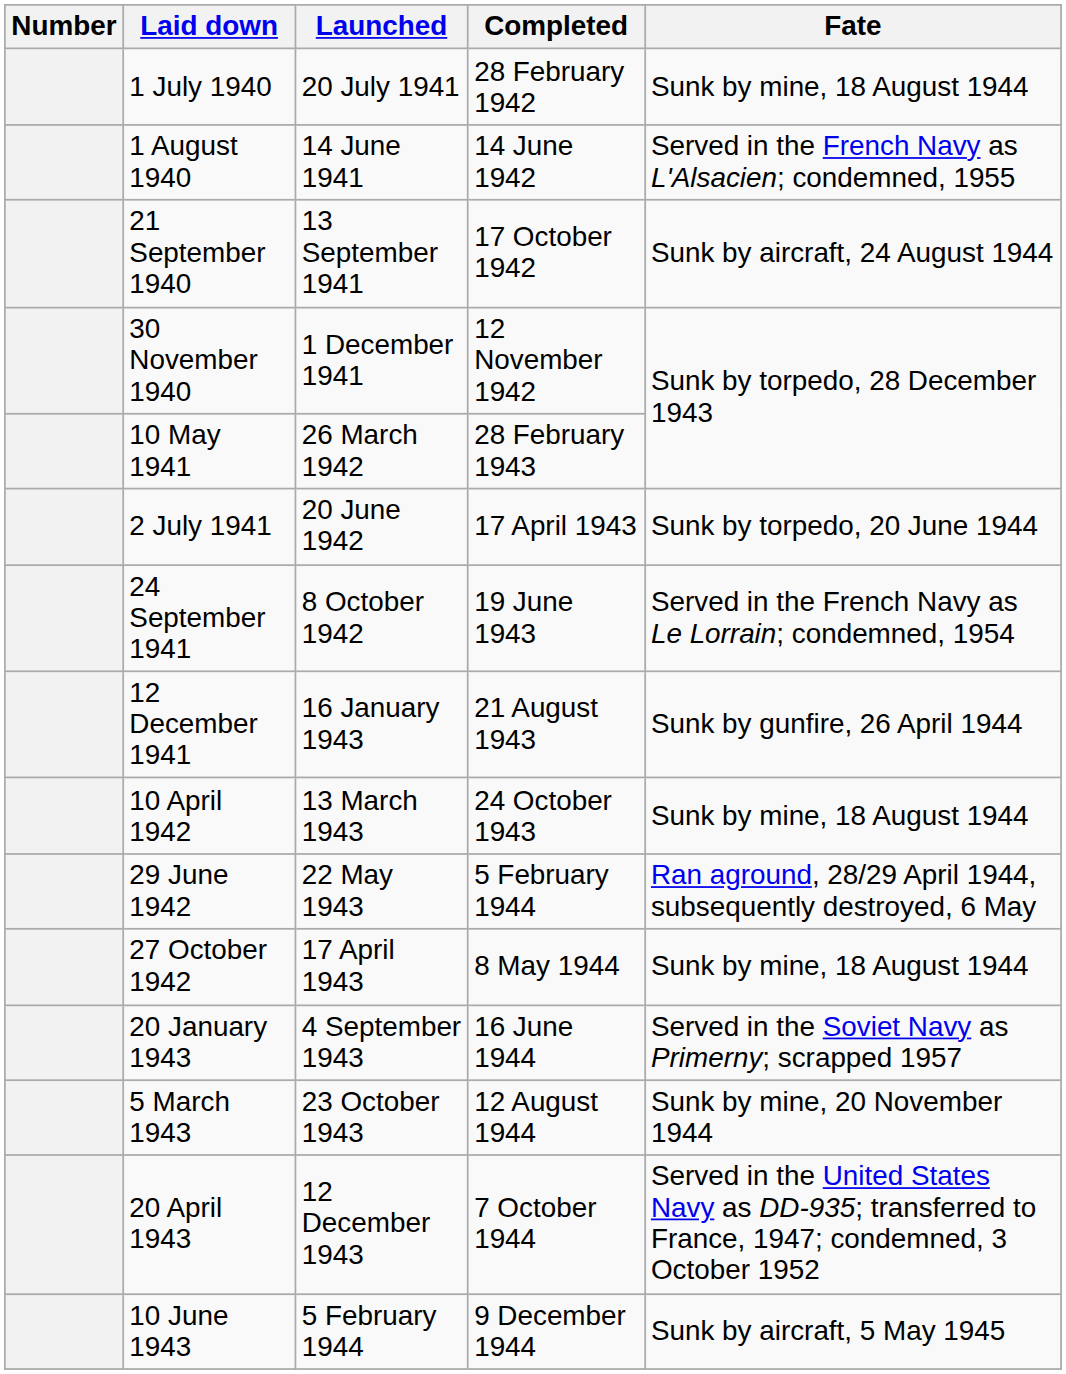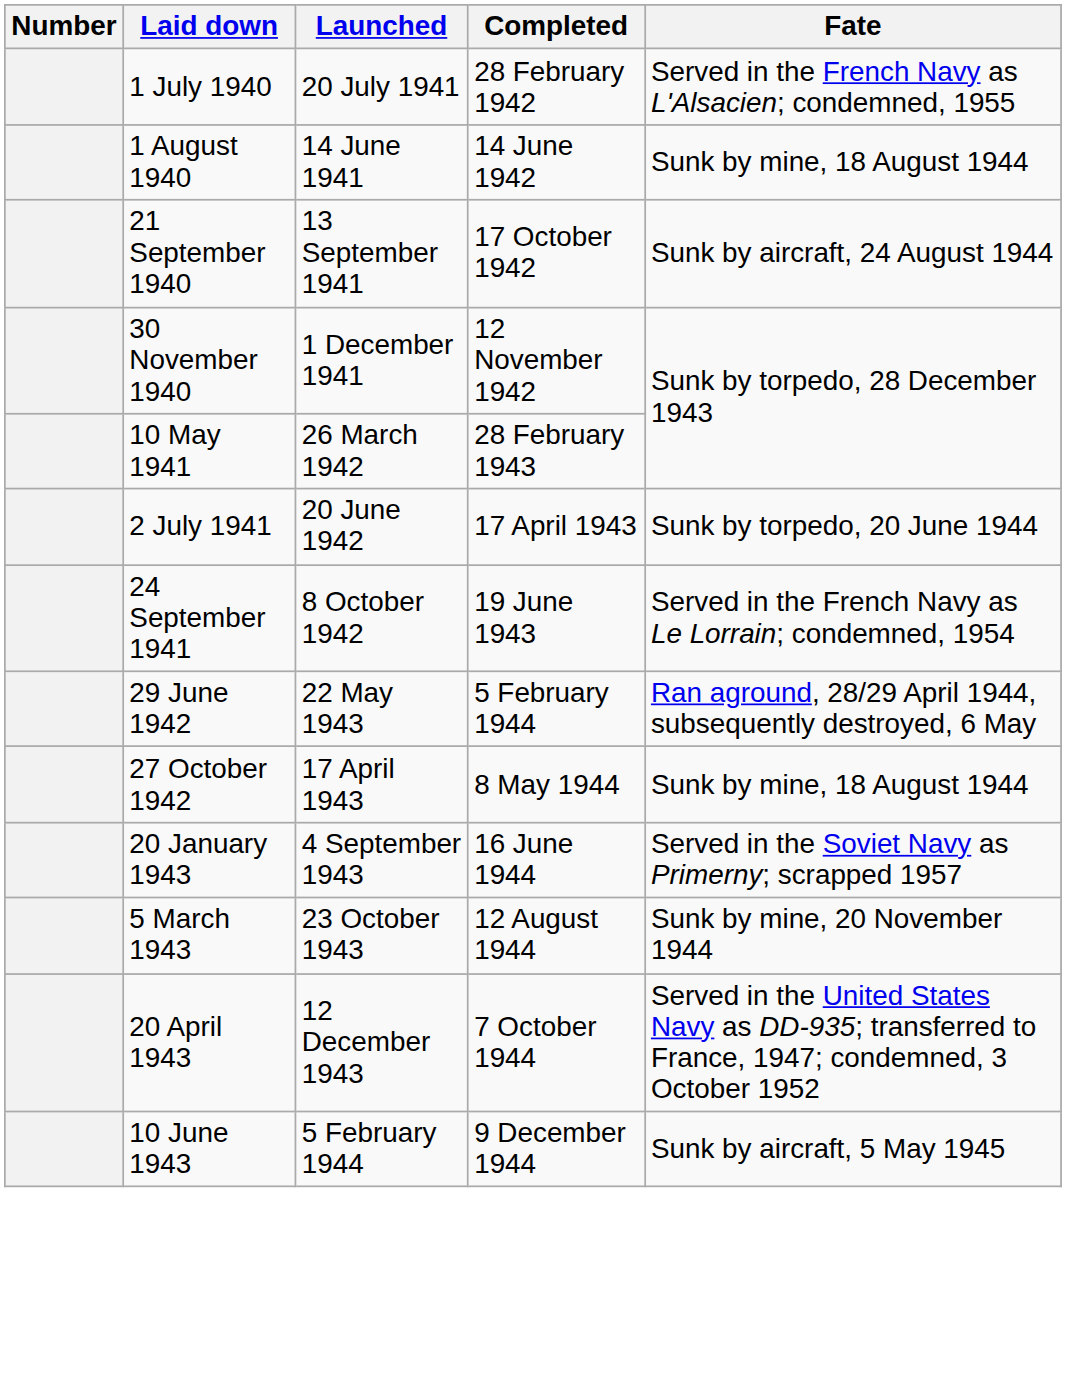(840, 86) Sunk by mine, 18 August 1944 -> (834, 86) Served in the French Navy as L'Alsacien; condemned, 1955
(834, 161) Served in the French Navy as L'Alsacien; condemned, 1955 -> (840, 161) Sunk by mine, 18 August 1944
- row: (194, 724)
- row: (176, 815)
